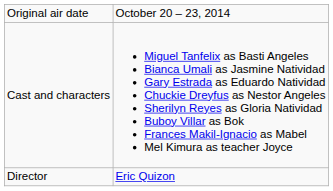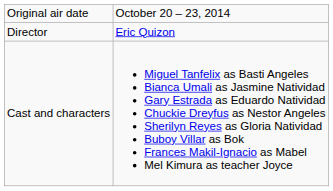rows swapped: (27, 176) <-> (59, 95)
